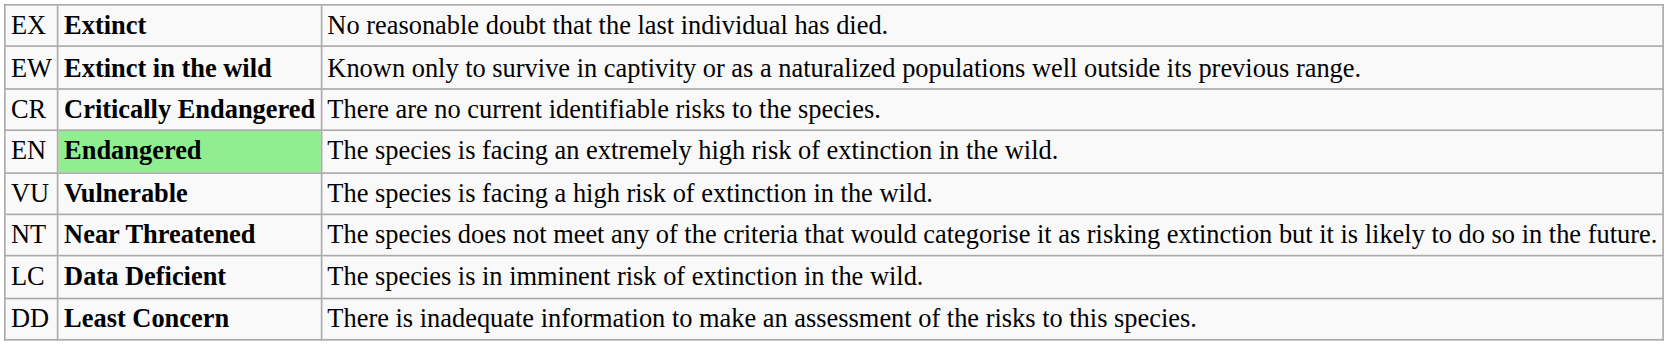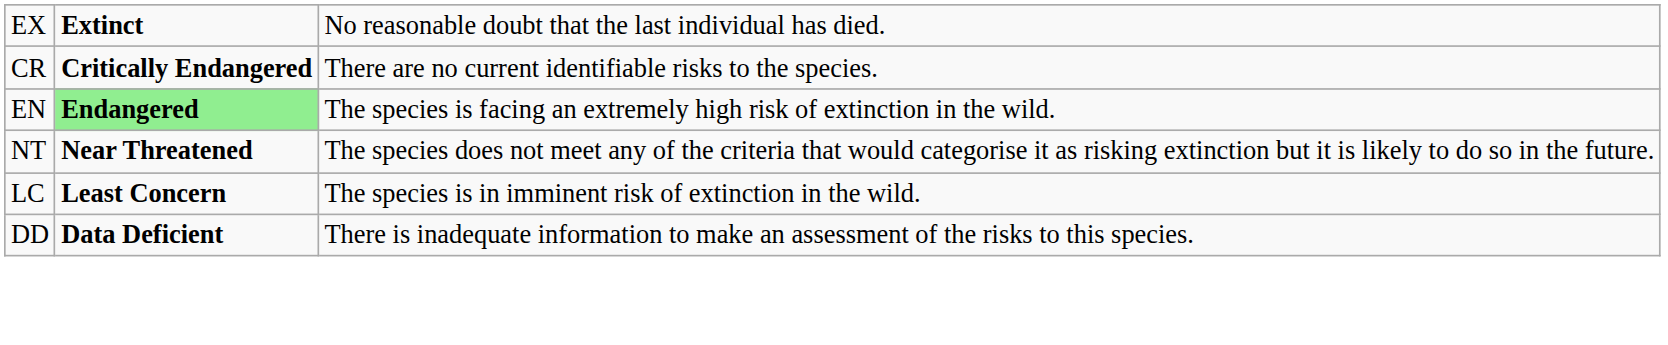- row: (31, 67)
- row: (30, 192)
(145, 276) Data Deficient -> (144, 192) Least Concern
(147, 318) Least Concern -> (142, 234) Data Deficient
